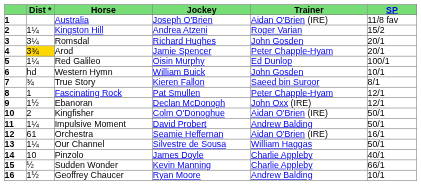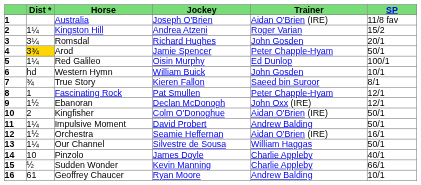(376, 51) 20/1 -> (376, 51) 50/1
(31, 134) 61 -> (33, 134) 1½
(33, 175) 1½ -> (31, 175) 61
